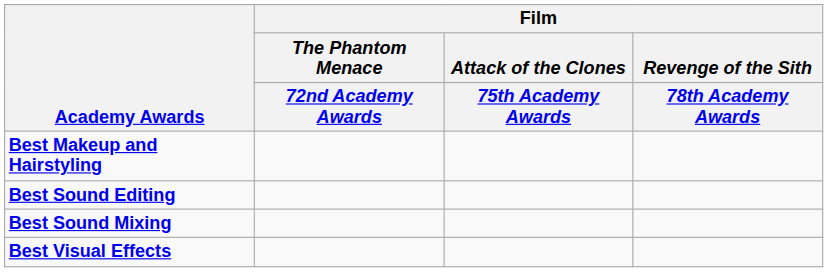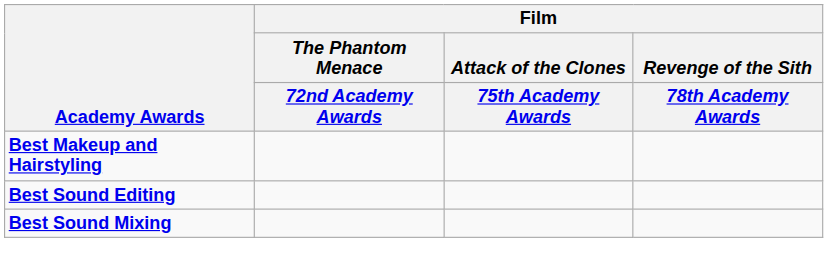- row: (90, 251)
